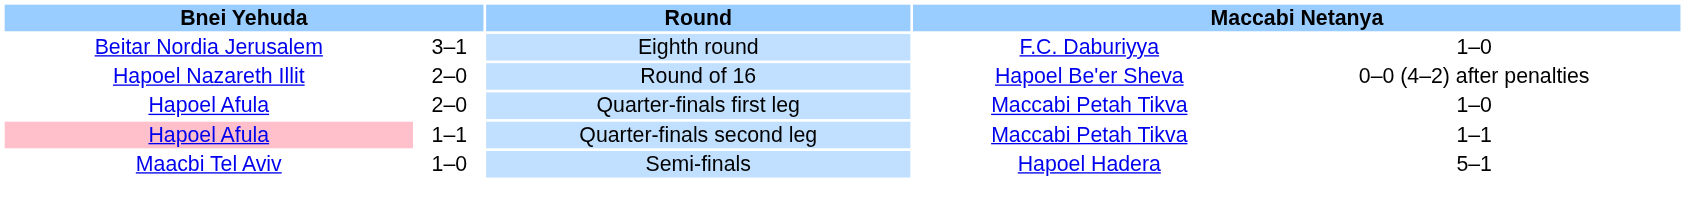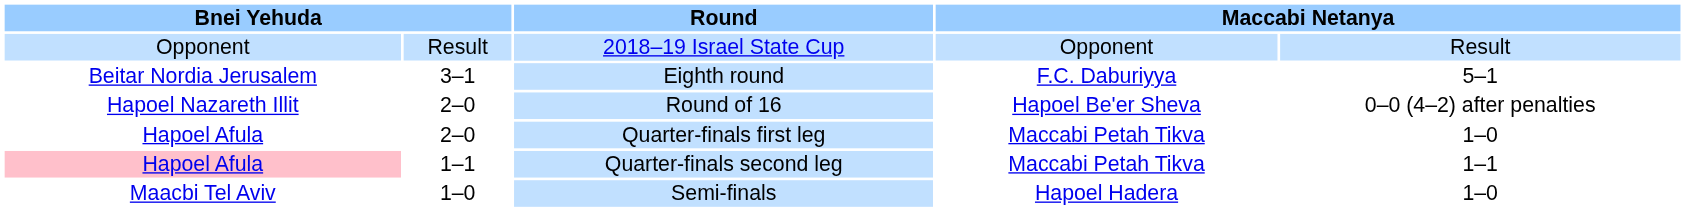+ row: (724, 47)
(1474, 47) 1–0 -> (1480, 76) 5–1
(1474, 164) 5–1 -> (1480, 193) 1–0
